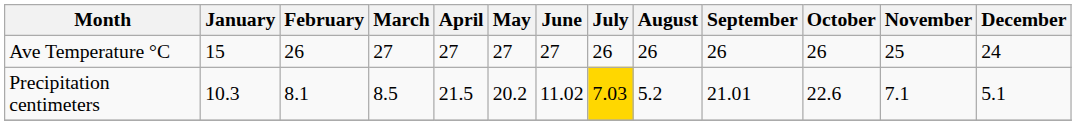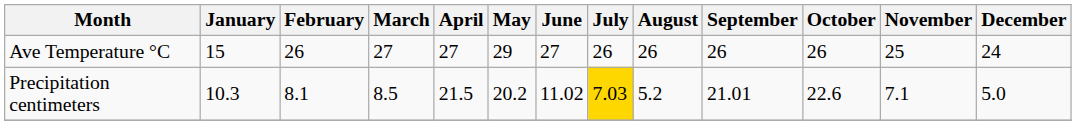(502, 51) 27 -> (502, 51) 29
(994, 93) 5.1 -> (994, 93) 5.0
